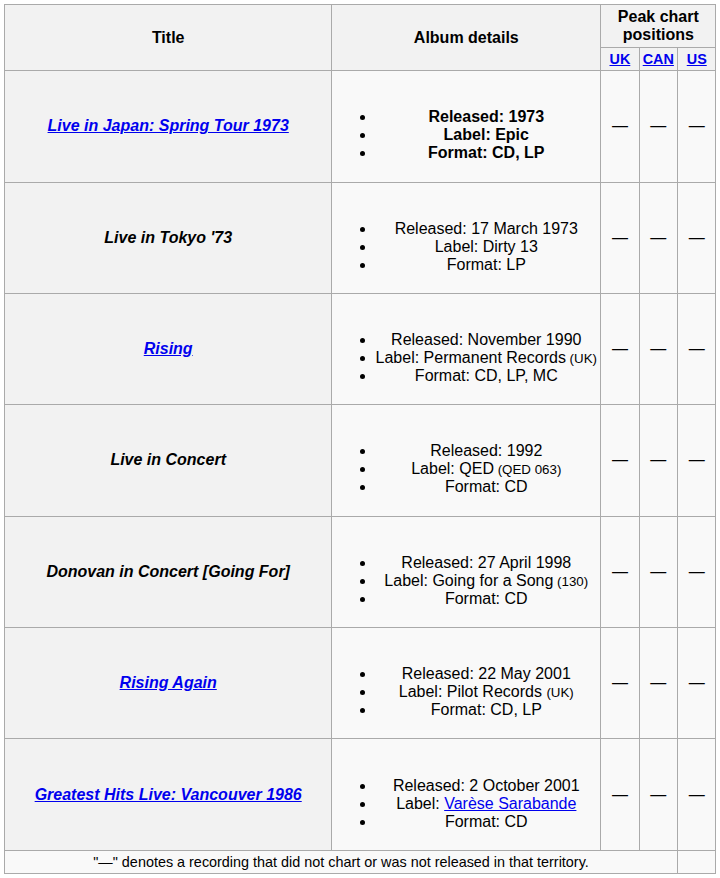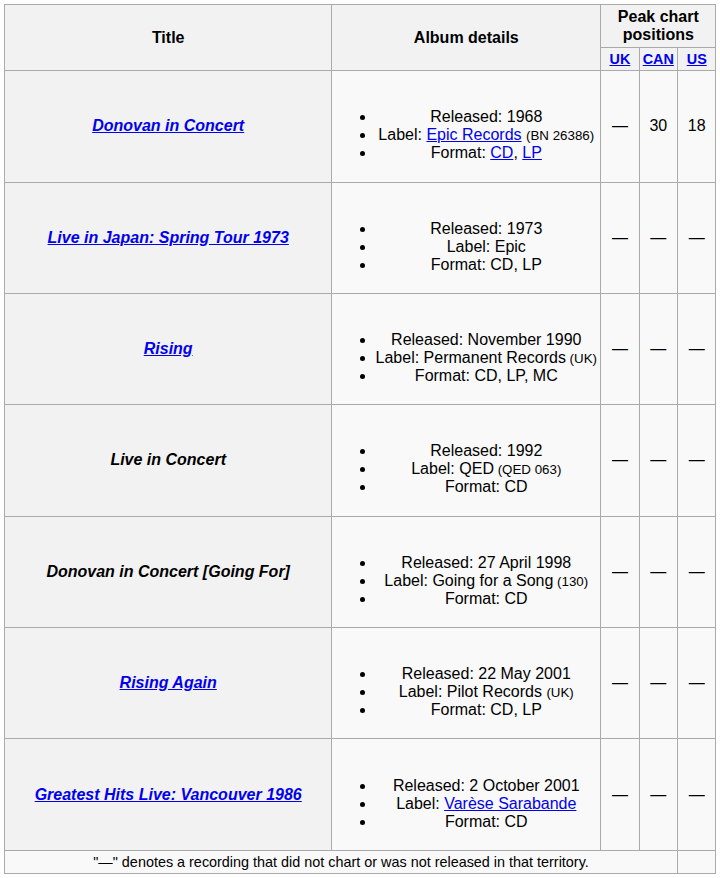+ row: (168, 126)
(466, 135) bold -> (466, 247) normal
- row: (168, 237)
